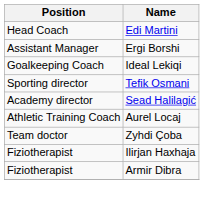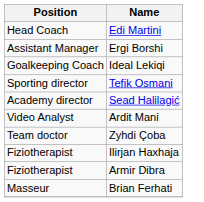- row: (153, 118)
+ row: (134, 118)
+ row: (141, 188)
